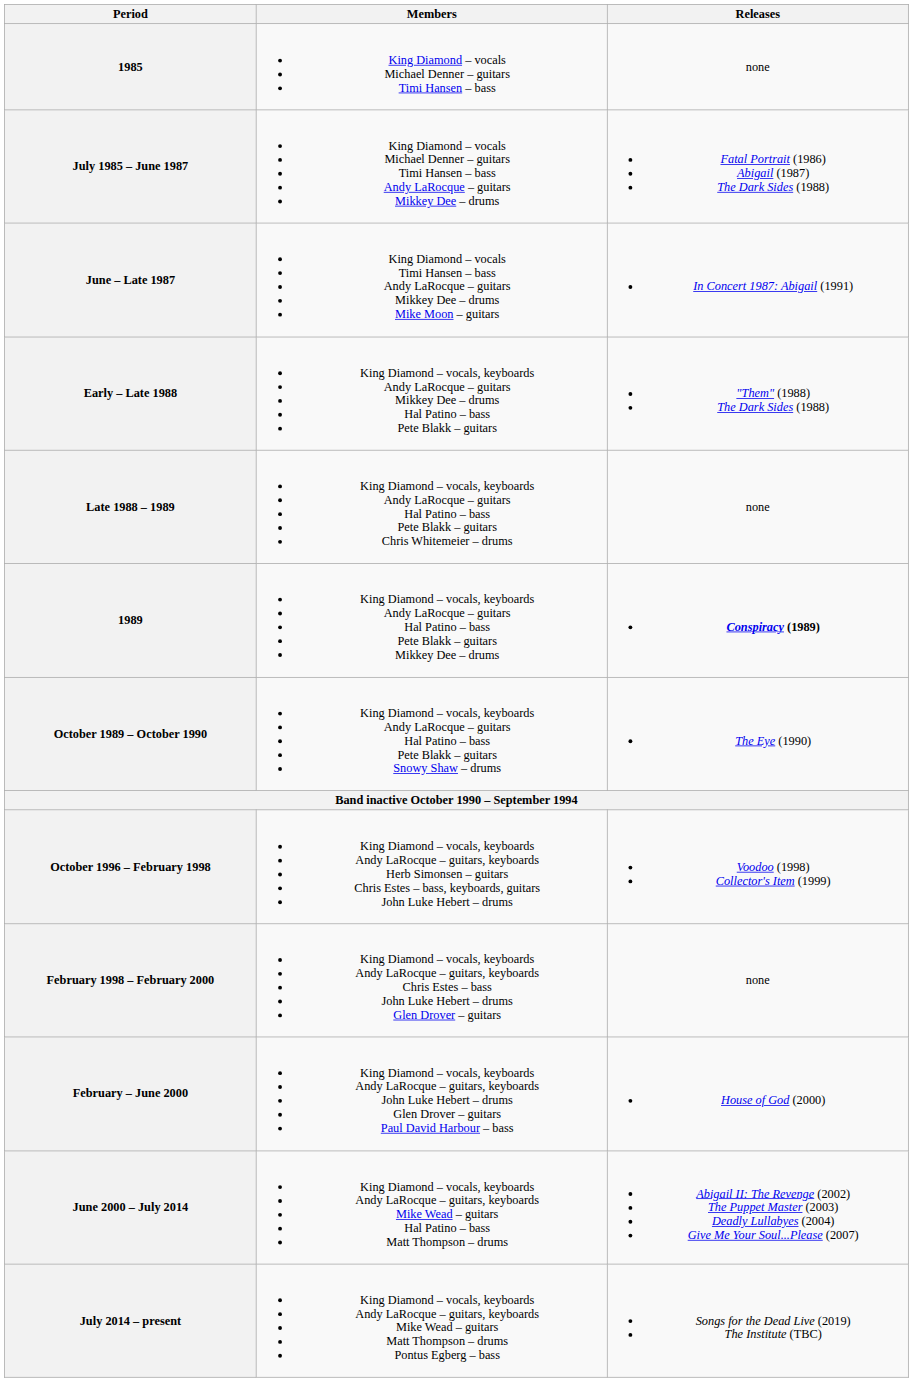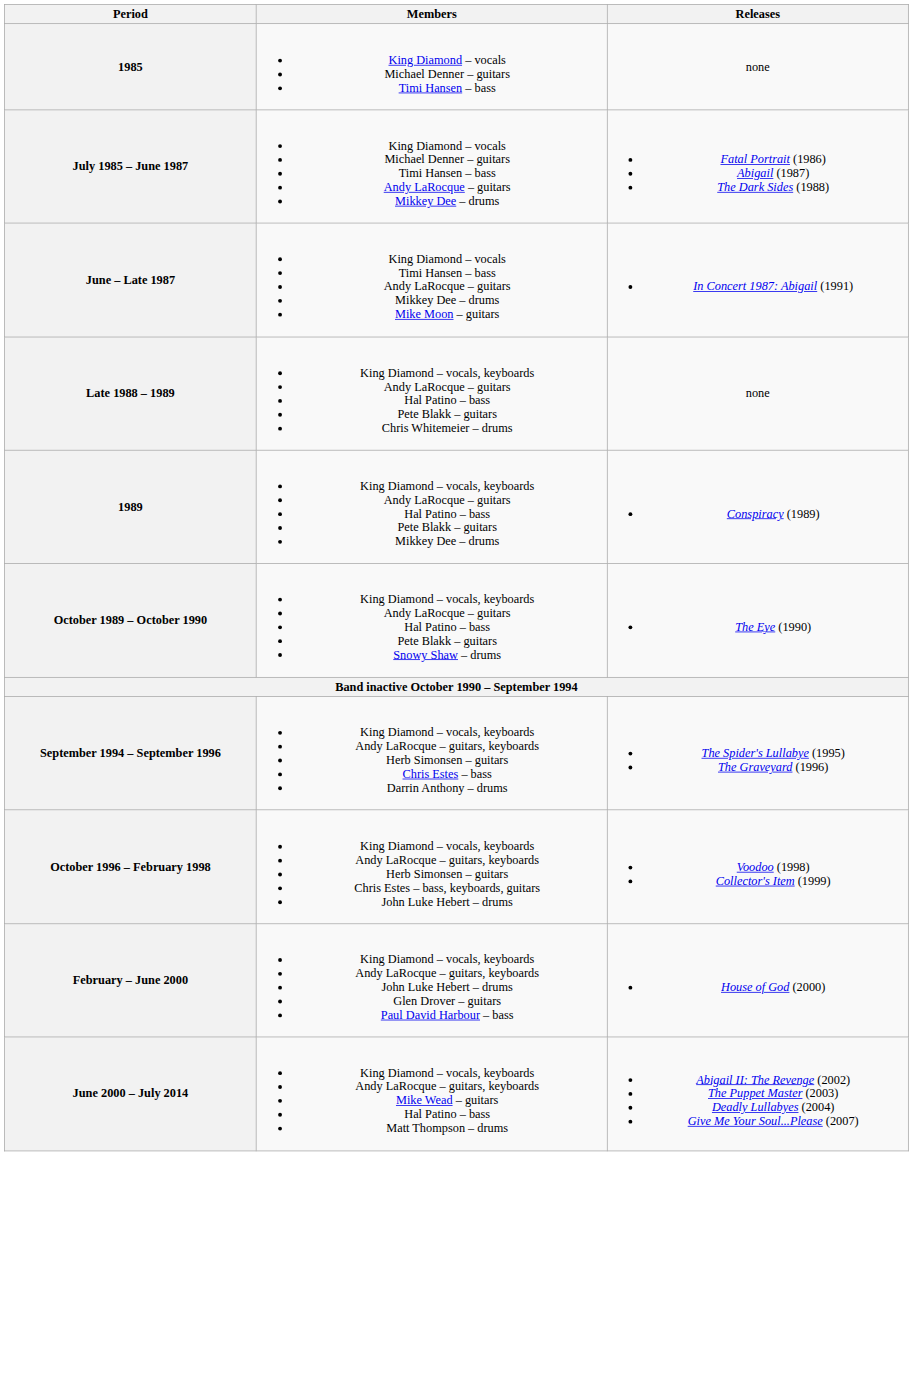- row: (130, 393)
(758, 627) bold -> (758, 514) normal
+ row: (130, 753)
- row: (130, 980)
- row: (130, 1320)
